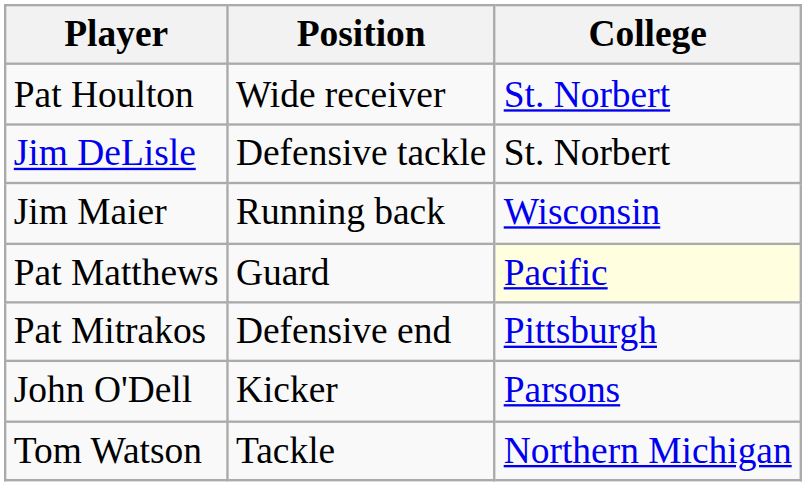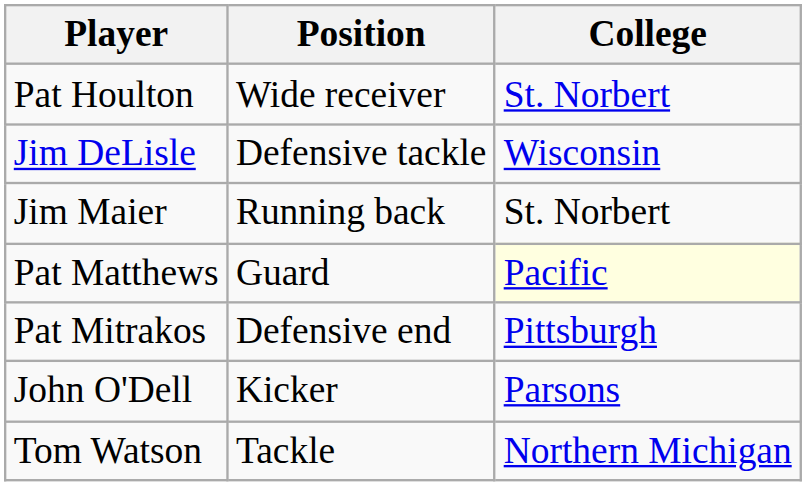(587, 152) St. Norbert -> (582, 152) Wisconsin
(582, 212) Wisconsin -> (587, 212) St. Norbert
